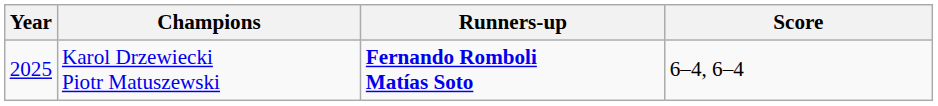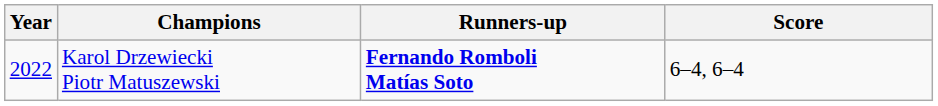(31, 69) 2025 -> (31, 69) 2022
